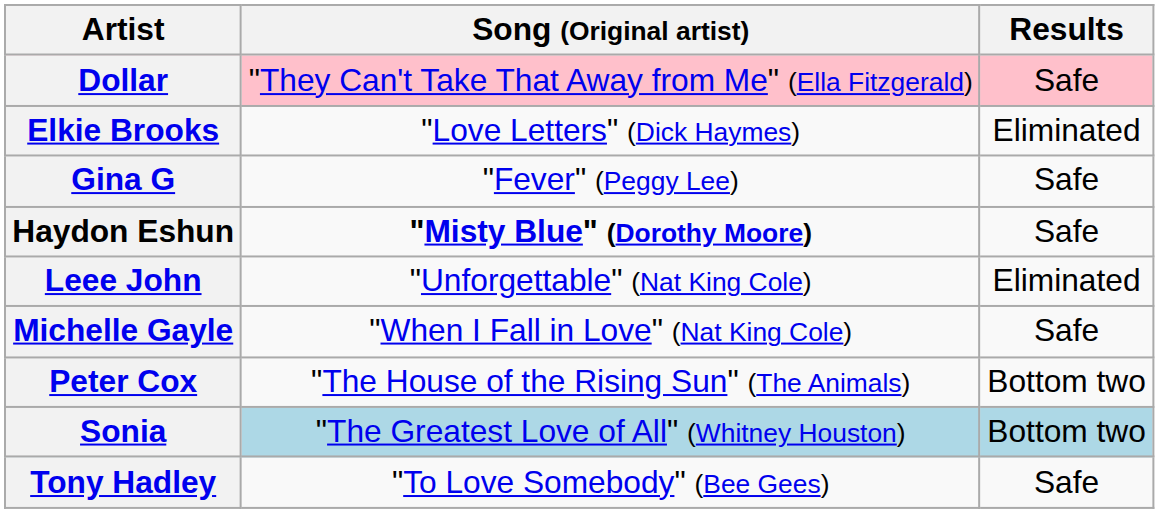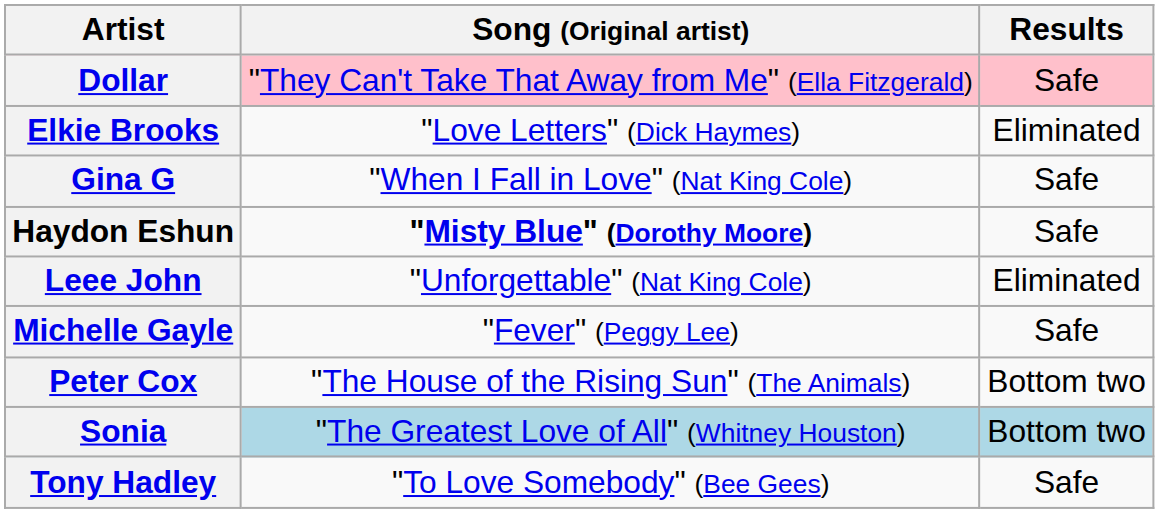(611, 180) "Fever" (Peggy Lee) -> (611, 180) "When I Fall in Love" (Nat King Cole)
(611, 331) "When I Fall in Love" (Nat King Cole) -> (611, 331) "Fever" (Peggy Lee)
